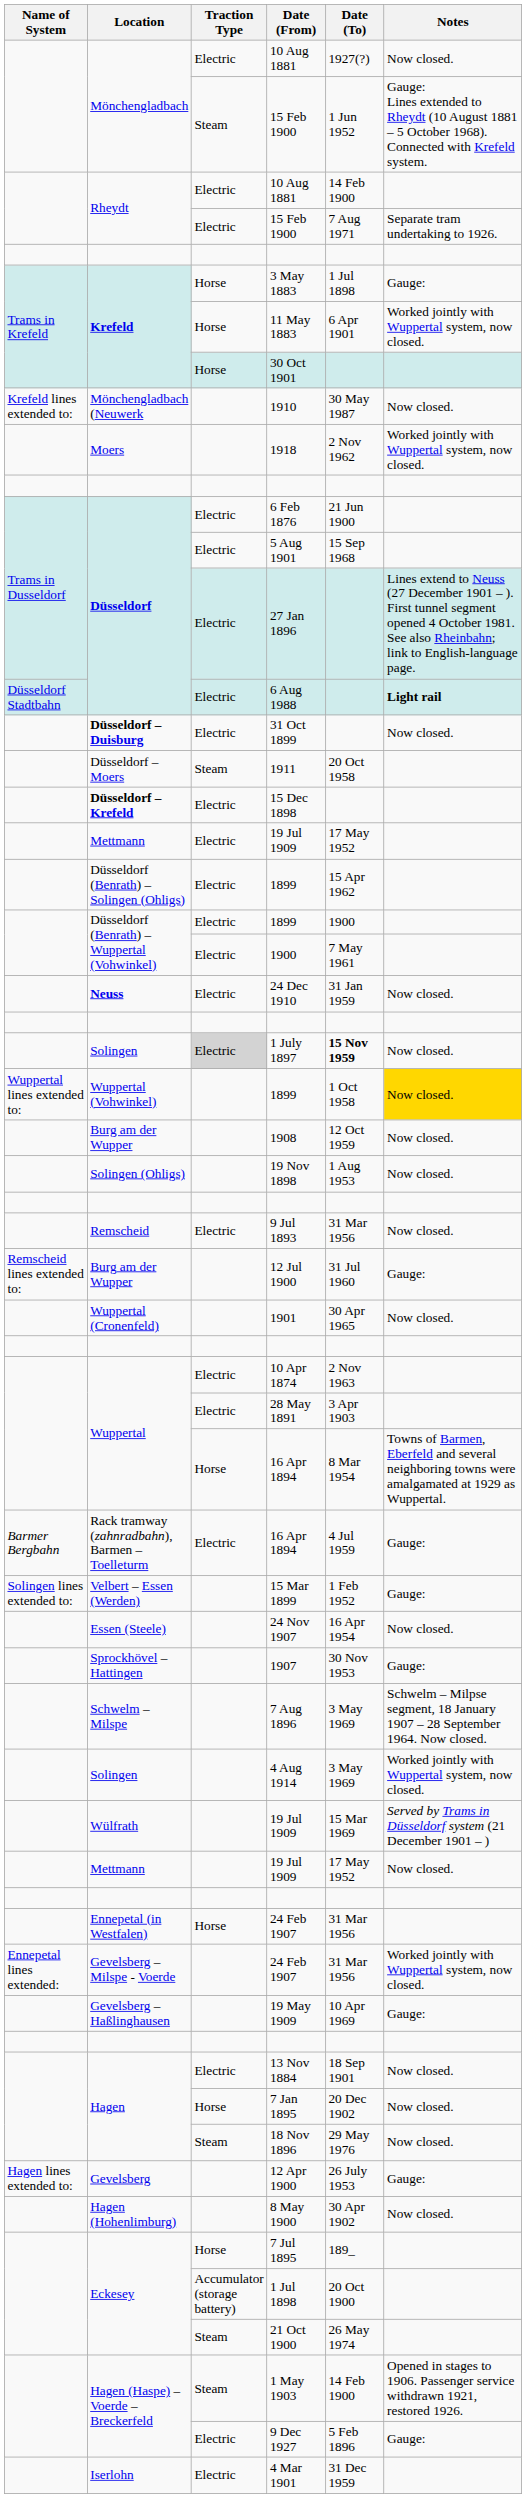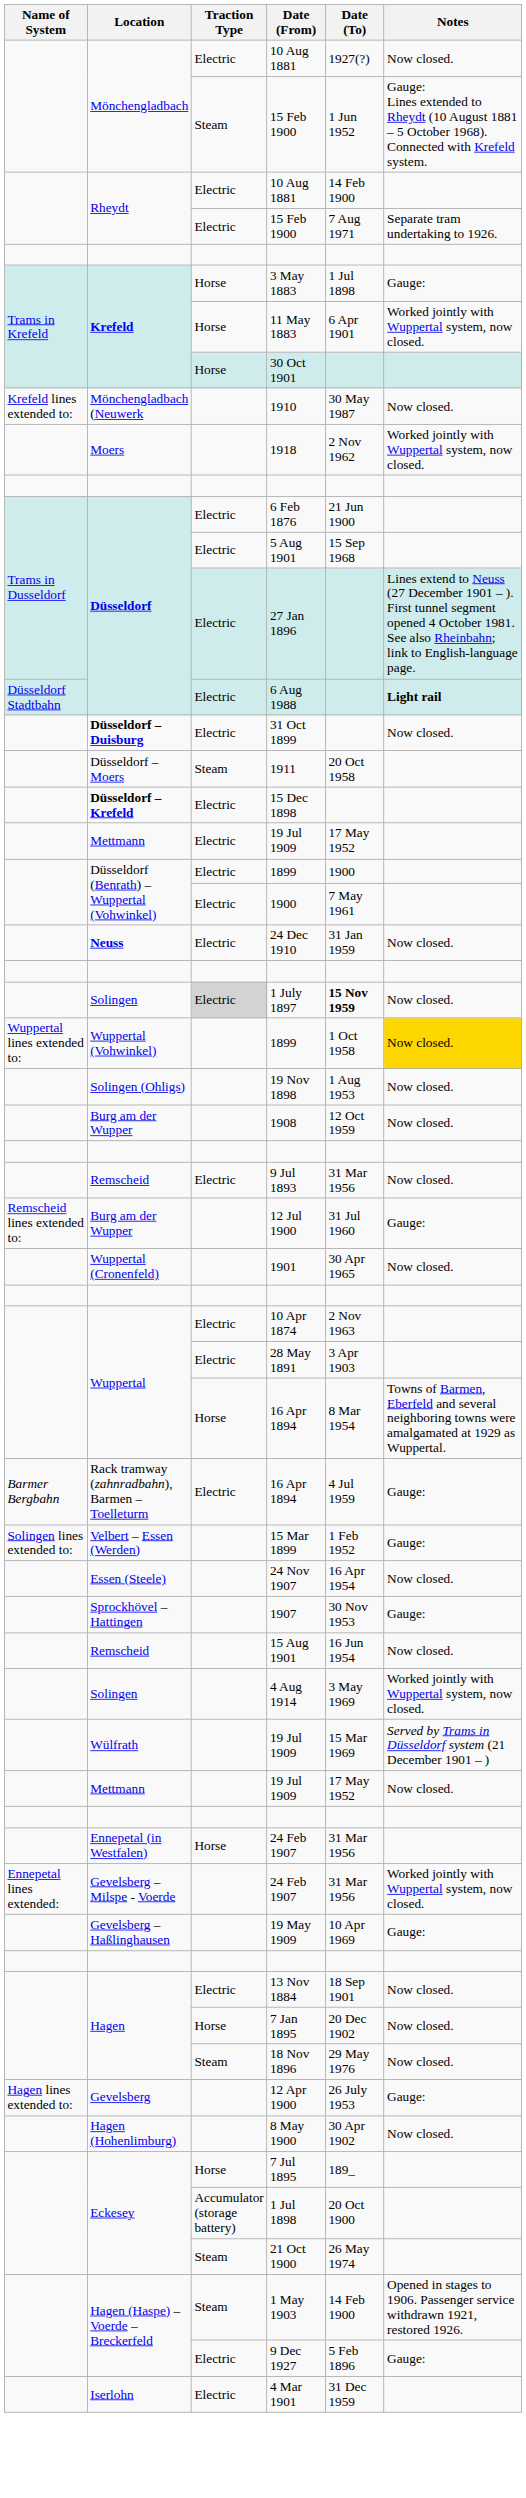- row: (138, 884)
rows swapped: (138, 1173) <-> (123, 1137)
- row: (120, 1716)
+ row: (120, 1650)
